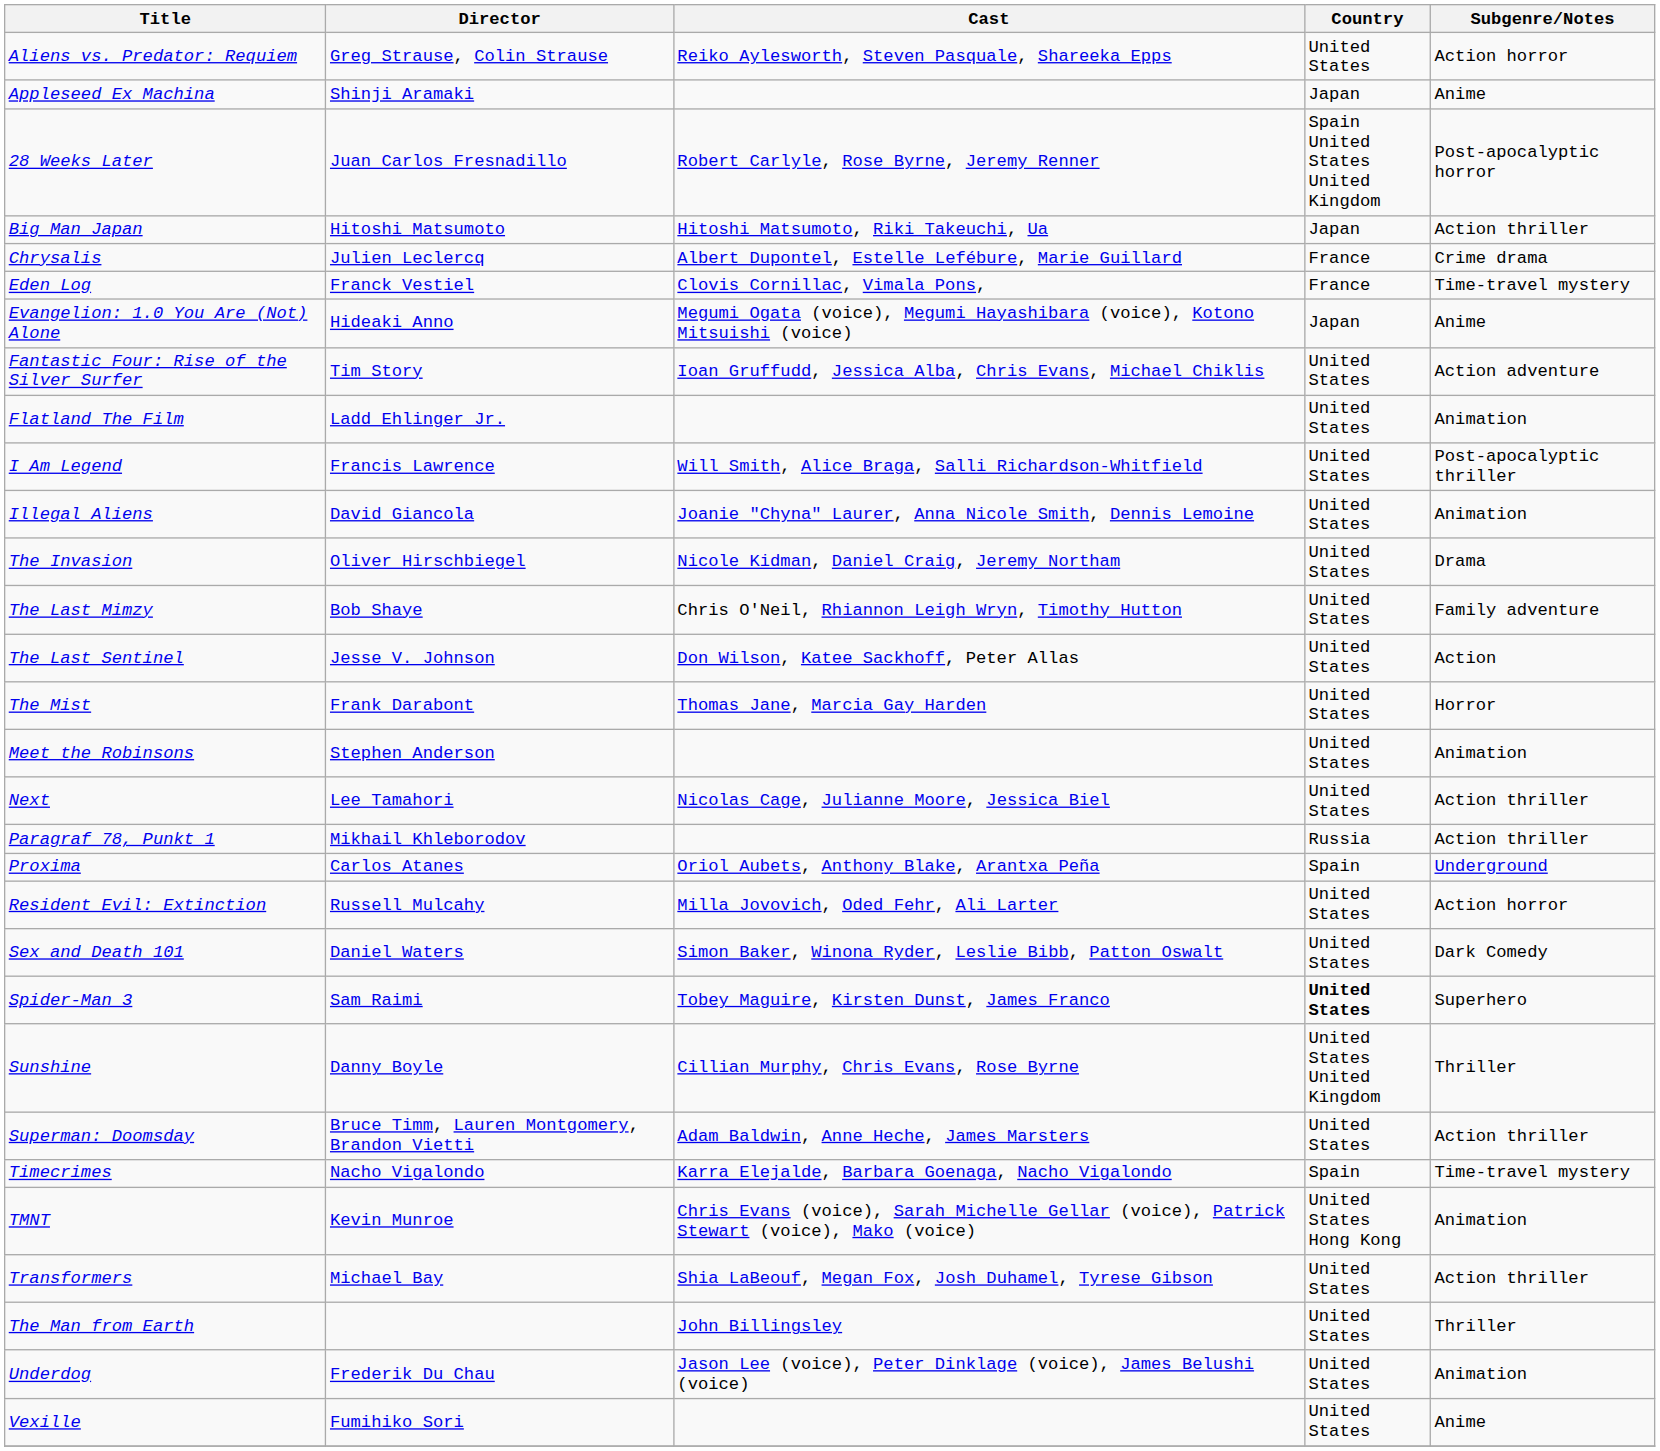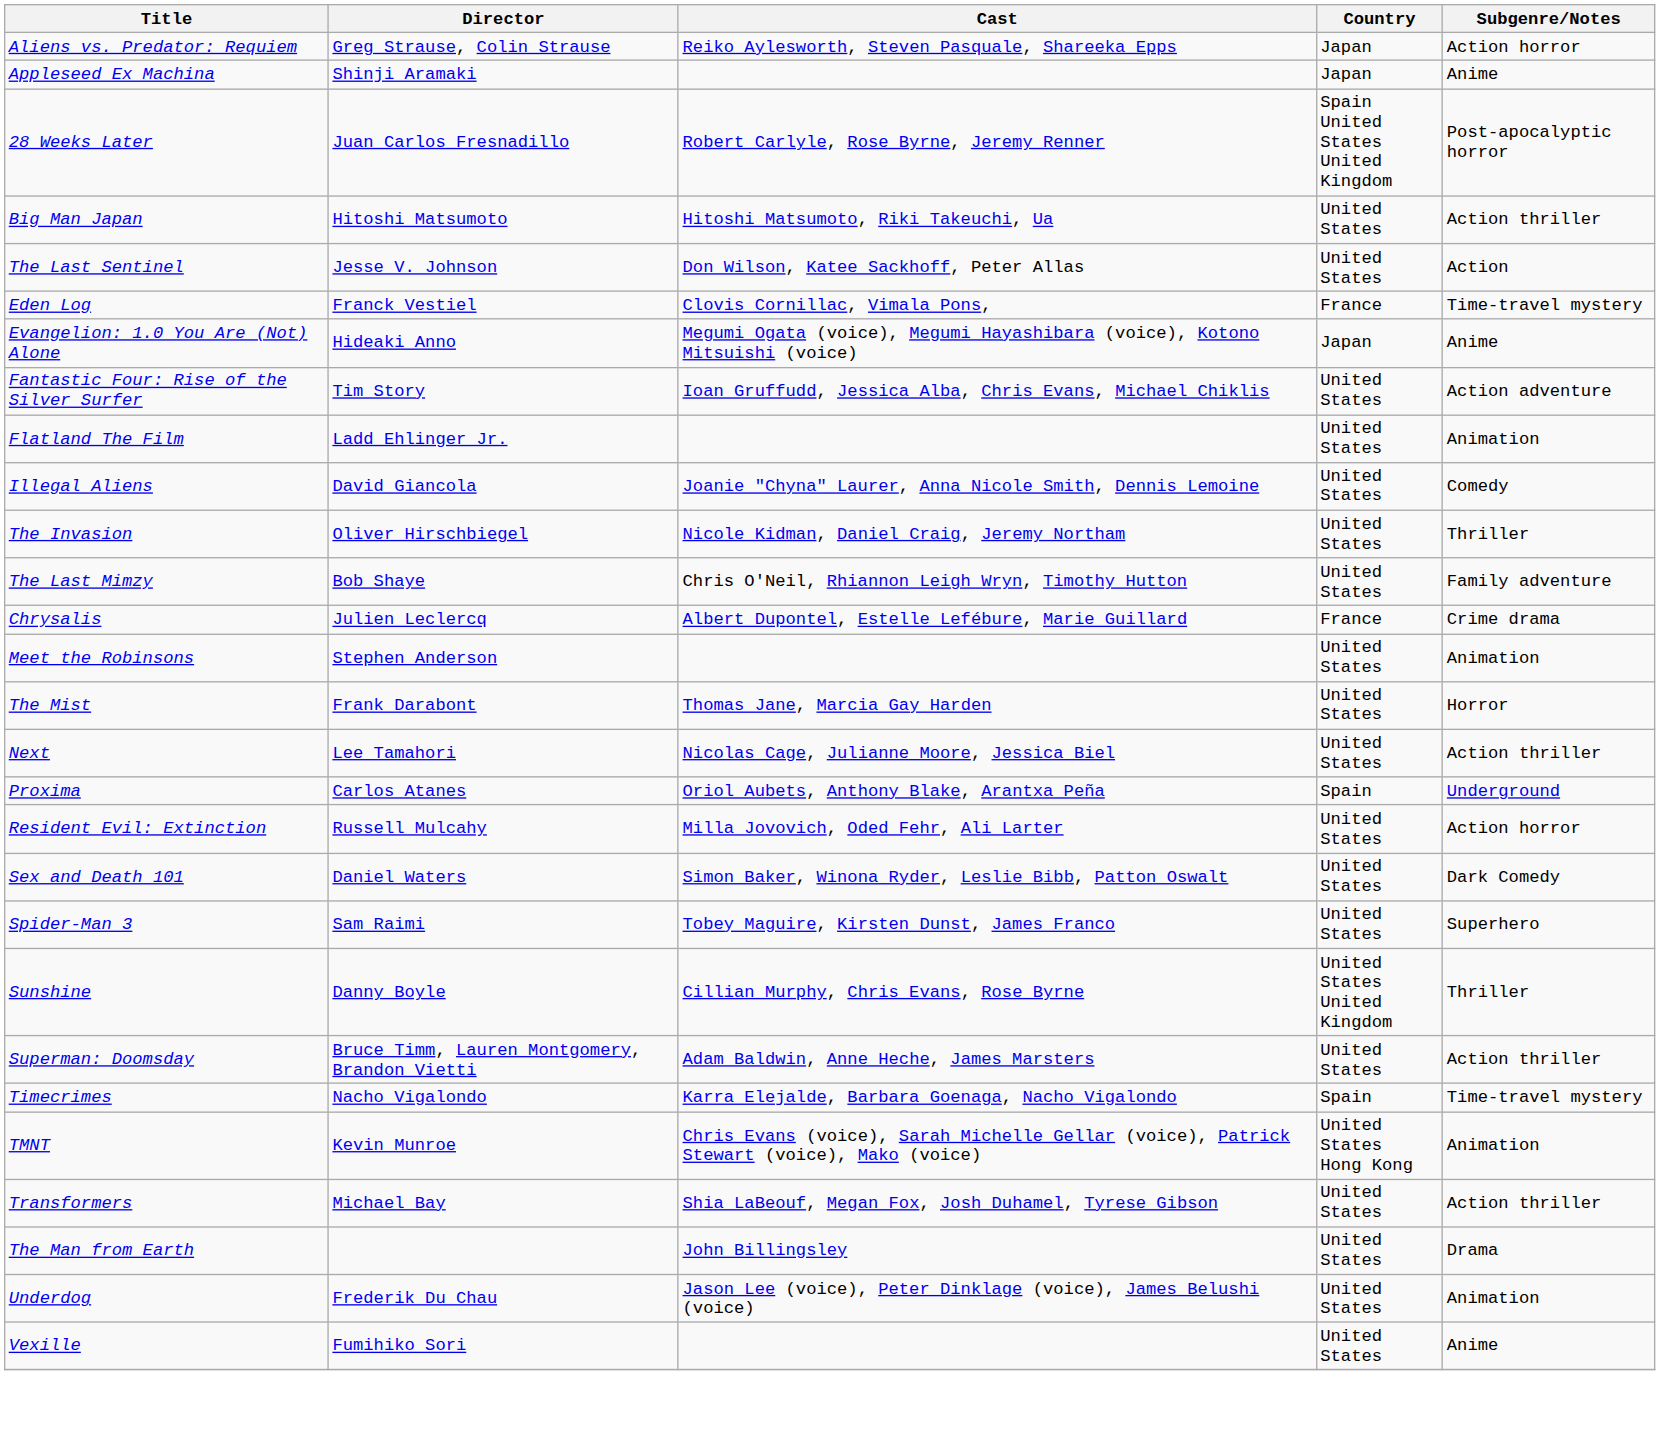(1339, 57) United States -> (1346, 47) Japan
(1334, 230) Japan -> (1351, 220) United States
rows swapped: (55, 257) <-> (96, 658)
- row: (65, 467)
(1481, 514) Animation -> (1478, 486) Comedy
(1460, 562) Drama -> (1488, 534) Thriller
rows swapped: (101, 753) <-> (50, 705)
- row: (112, 839)
(1339, 1000) bold -> (1351, 924) normal
(1476, 1326) Thriller -> (1473, 1251) Drama
